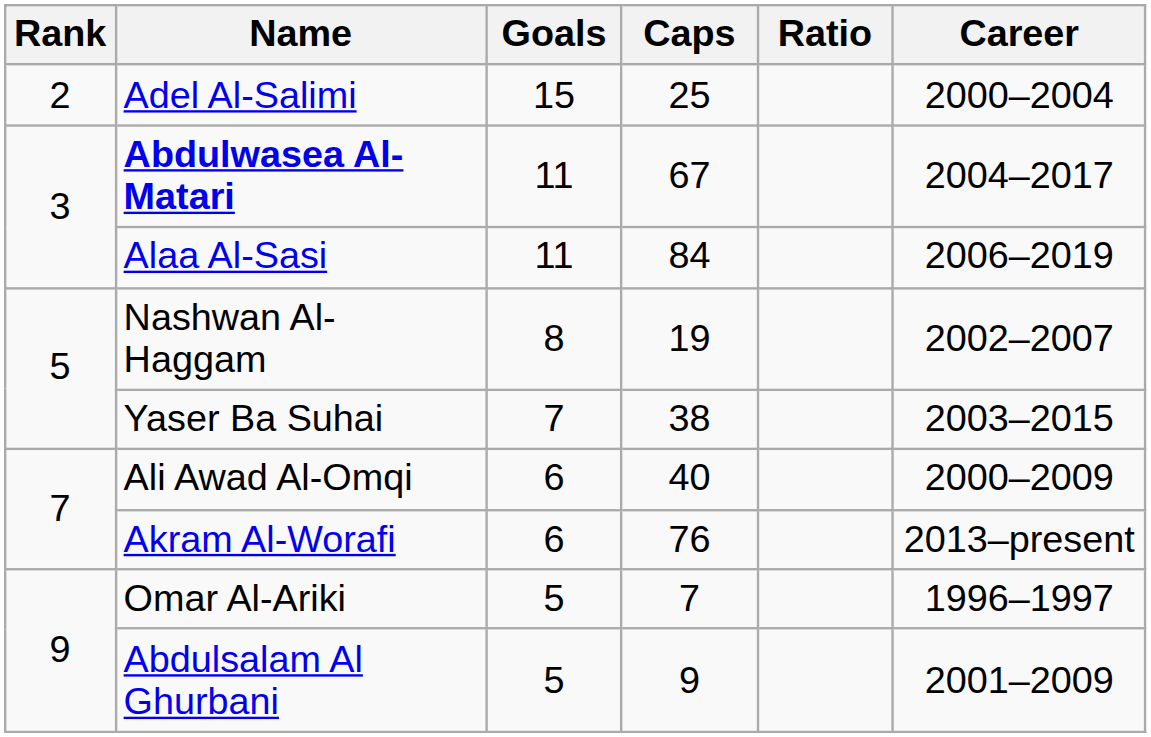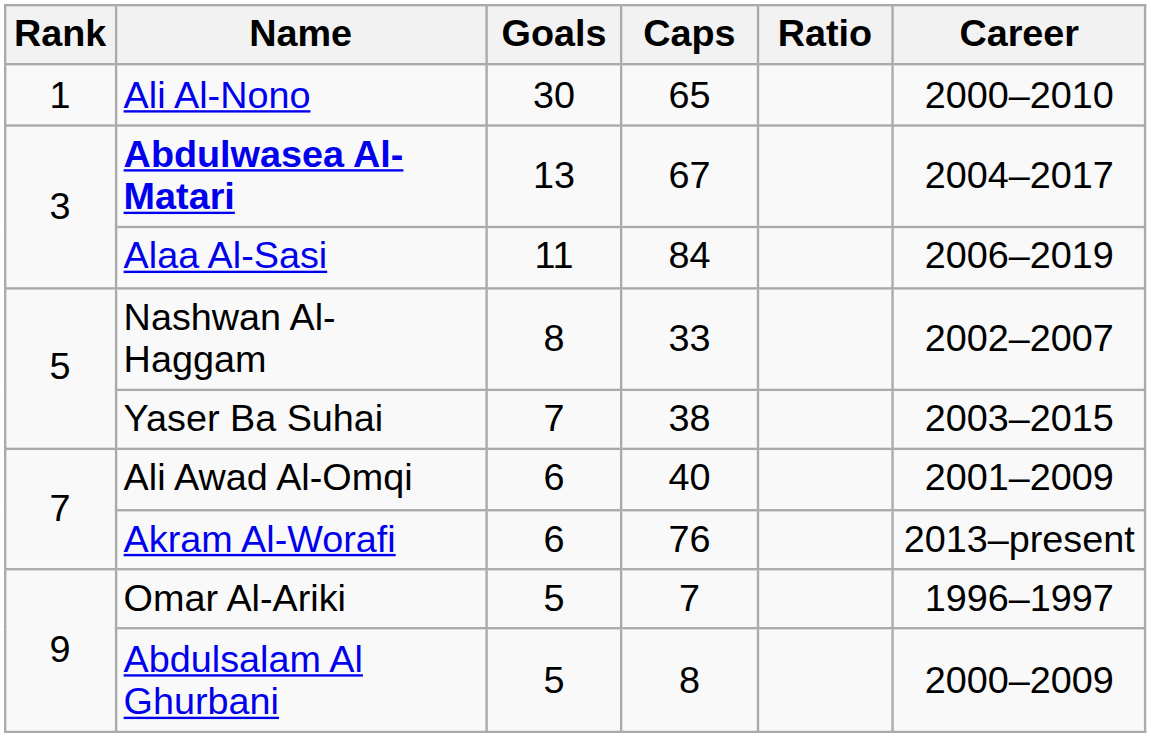+ row: (217, 94)
- row: (240, 94)
(554, 175) 11 -> (554, 175) 13
(689, 337) 19 -> (689, 337) 33
(1019, 478) 2000–2009 -> (1019, 478) 2001–2009
(689, 679) 9 -> (689, 679) 8
(1019, 679) 2001–2009 -> (1019, 679) 2000–2009
